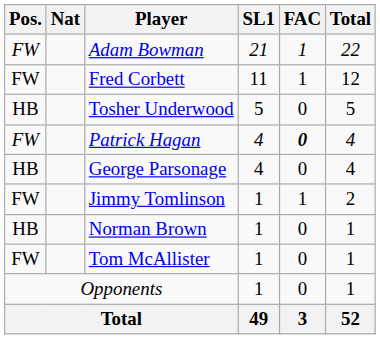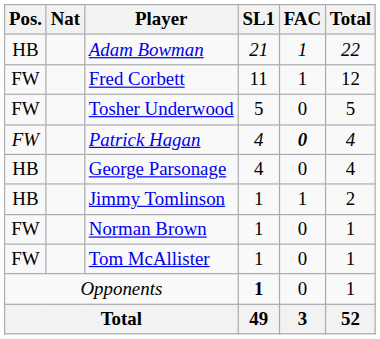(25, 49) FW -> (25, 49) HB
(25, 109) HB -> (25, 109) FW
(25, 199) FW -> (25, 199) HB
(25, 229) HB -> (25, 229) FW
(259, 288) normal -> (259, 288) bold
